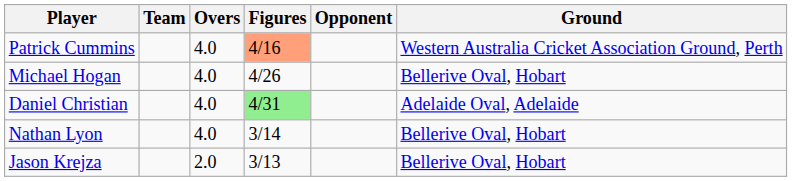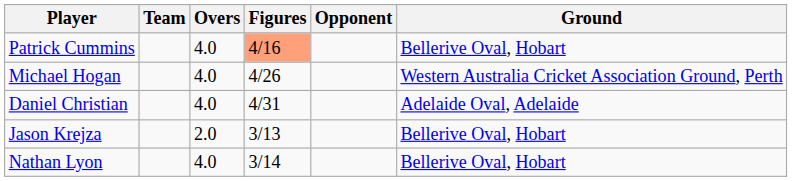(592, 47) Western Australia Cricket Association Ground, Perth -> (483, 47) Bellerive Oval, Hobart
(483, 76) Bellerive Oval, Hobart -> (592, 76) Western Australia Cricket Association Ground, Perth
(265, 104) lightgreen background -> (265, 104) no background
rows swapped: (55, 162) <-> (56, 133)
